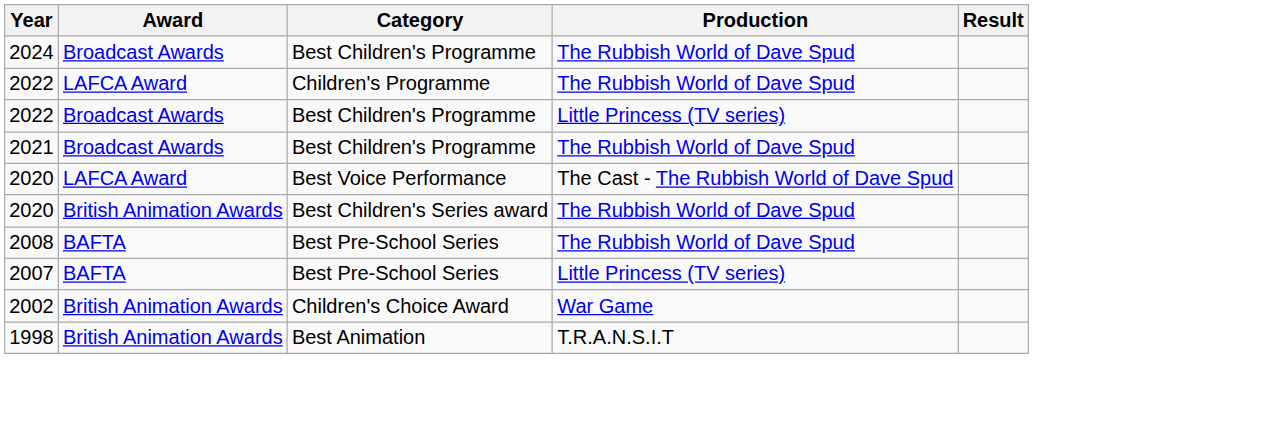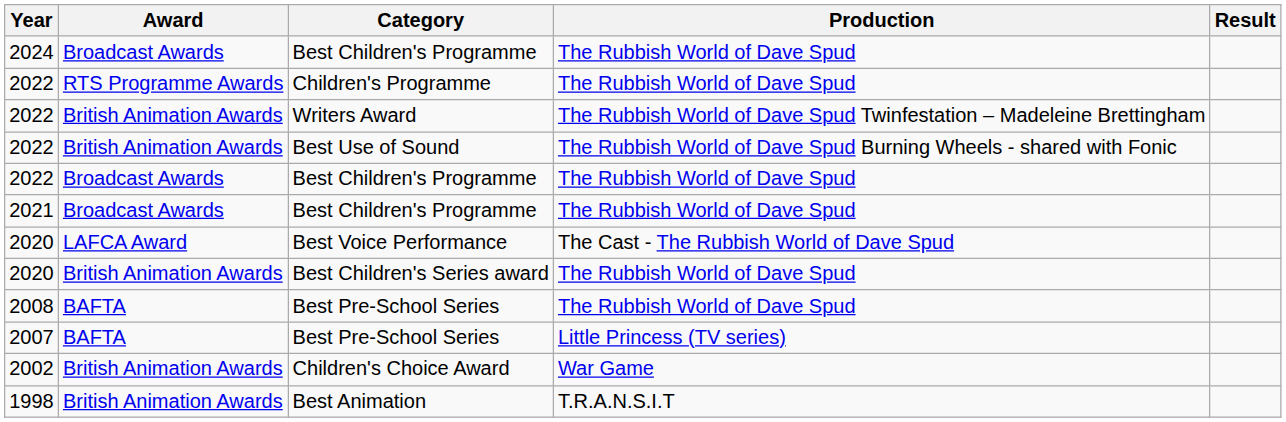(125, 83) LAFCA Award -> (173, 83) RTS Programme Awards
+ row: (31, 115)
+ row: (31, 147)
(671, 115) Little Princess (TV series) -> (707, 178) The Rubbish World of Dave Spud
